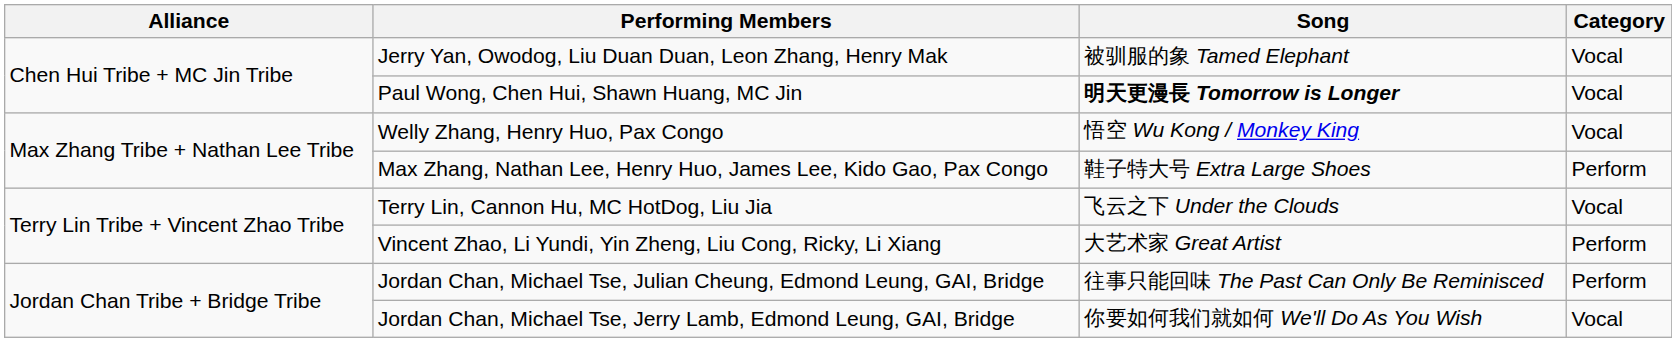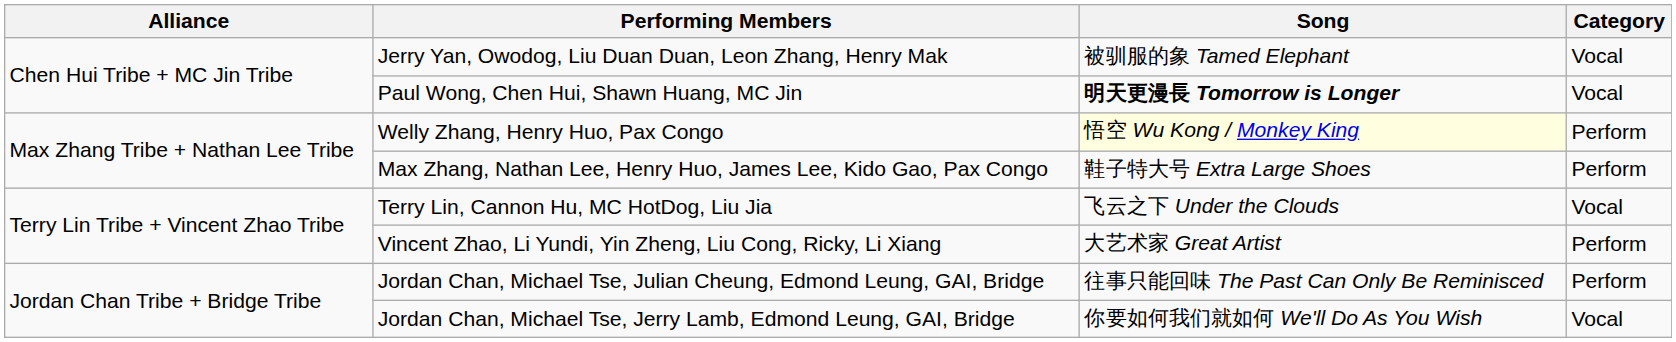(1222, 130) no background -> (1222, 130) lightyellow background
(1597, 131) Vocal -> (1609, 131) Perform
